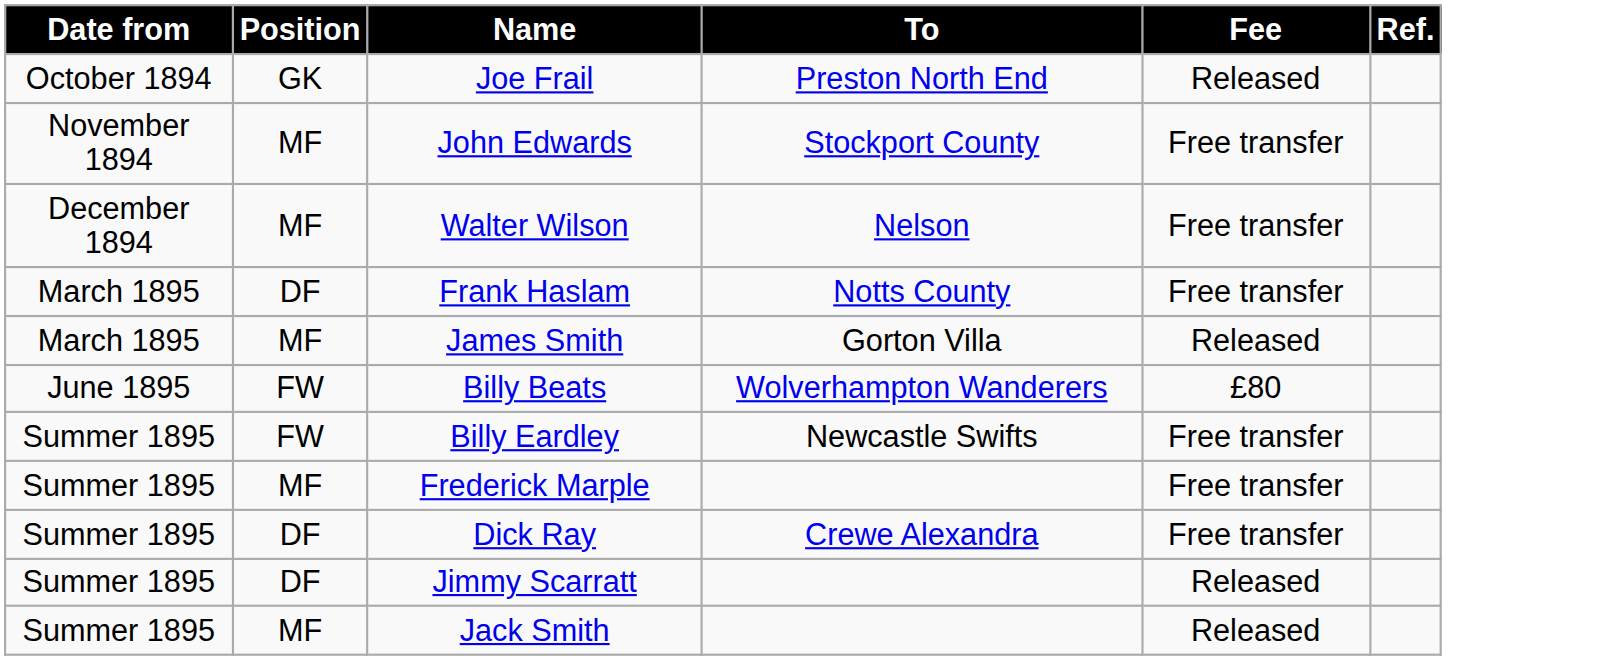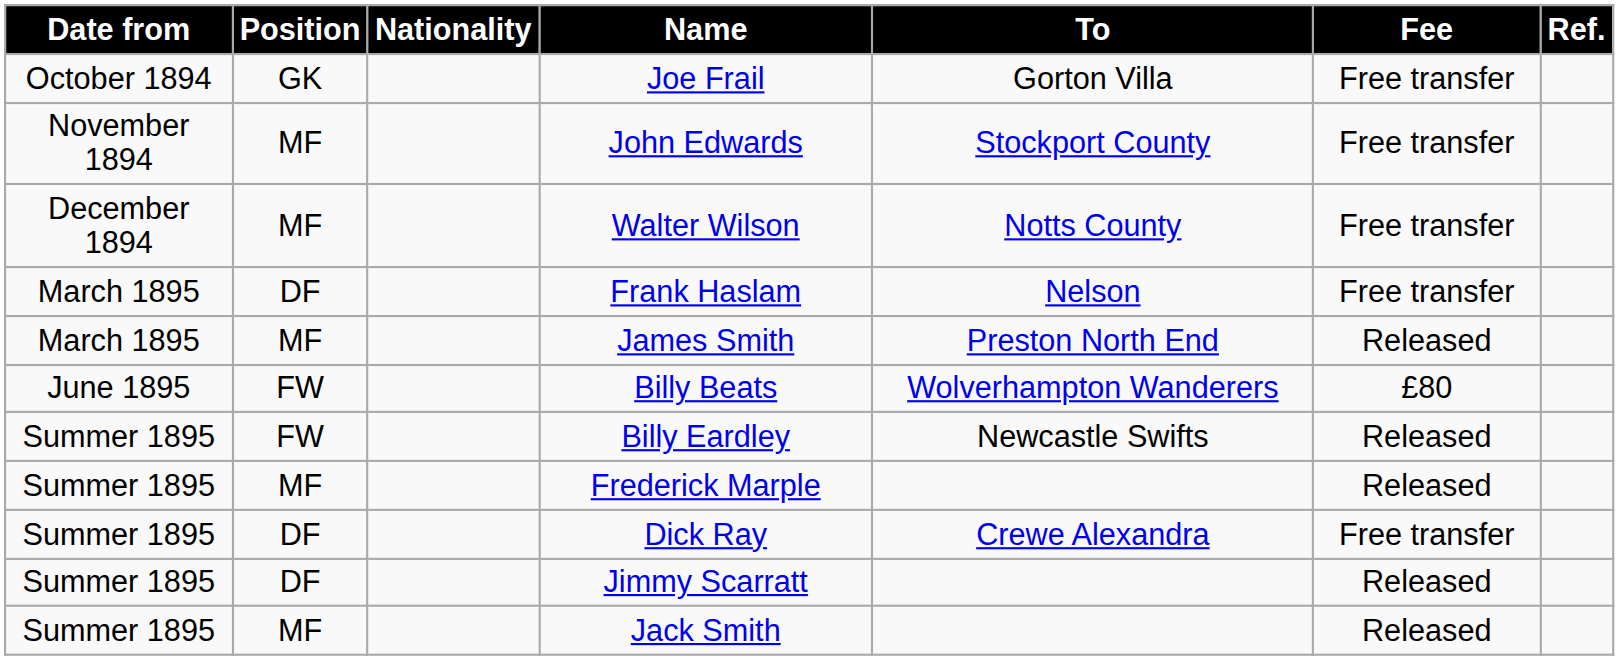+ column: (453, 30)
(922, 78) Preston North End -> (1093, 78) Gorton Villa
(1256, 78) Released -> (1427, 78) Free transfer
(922, 226) Nelson -> (1093, 226) Notts County
(922, 292) Notts County -> (1093, 292) Nelson
(922, 340) Gorton Villa -> (1093, 340) Preston North End
(1256, 437) Free transfer -> (1427, 437) Released
(1256, 486) Free transfer -> (1427, 486) Released
